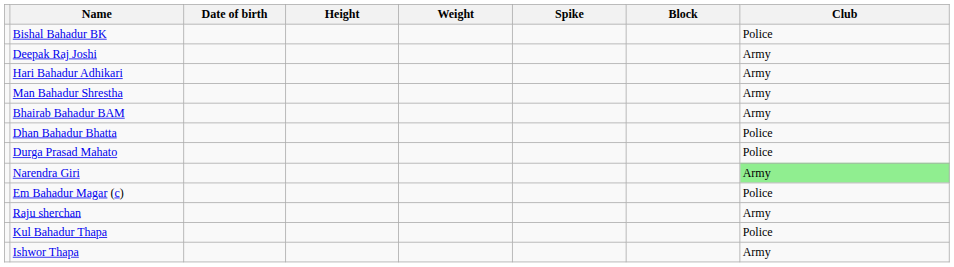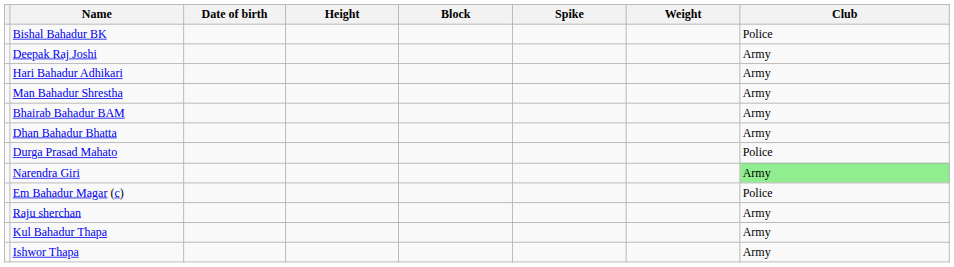columns swapped: (456, 14) <-> (683, 14)
(758, 133) Police -> (757, 133) Army
(758, 232) Police -> (757, 232) Army
